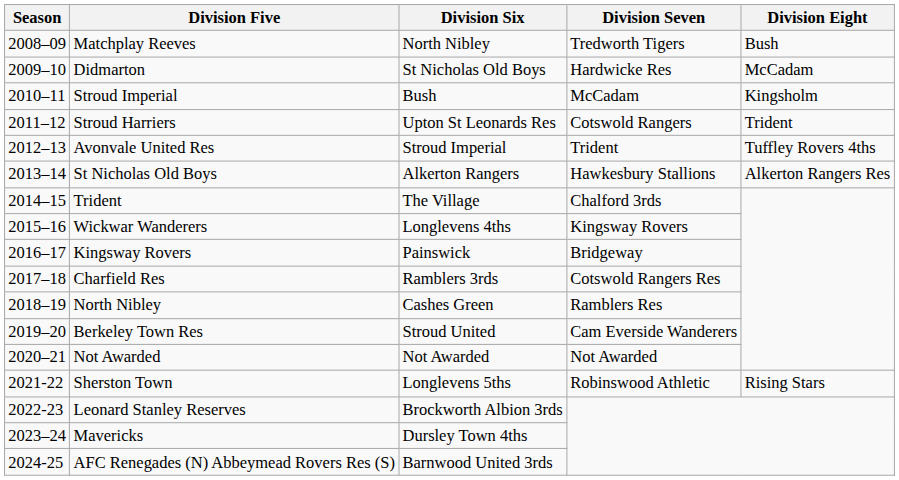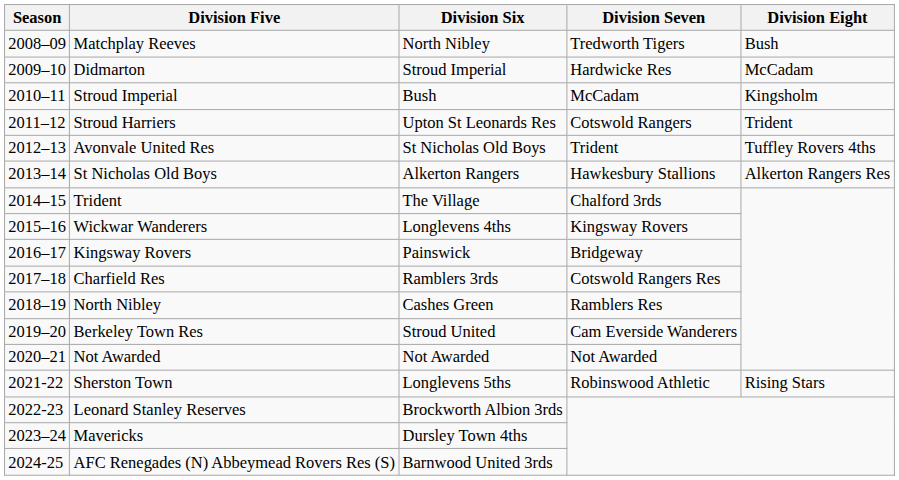(474, 69) St Nicholas Old Boys -> (454, 69) Stroud Imperial
(454, 148) Stroud Imperial -> (474, 148) St Nicholas Old Boys
